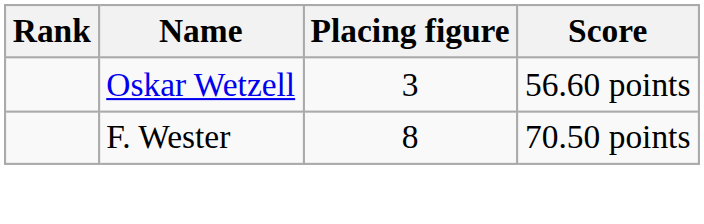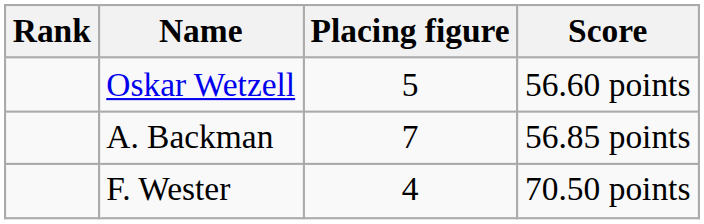(410, 84) 3 -> (410, 84) 5
+ row: (190, 137)
(410, 137) 8 -> (410, 190) 4
